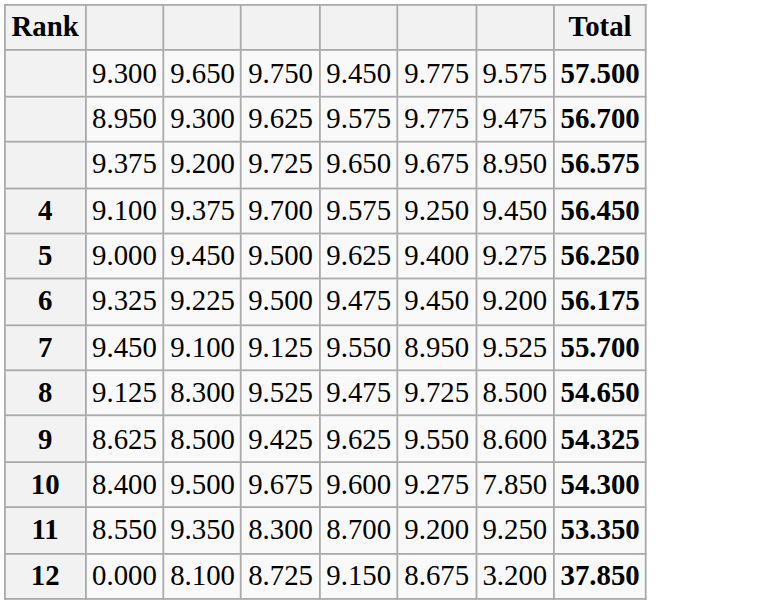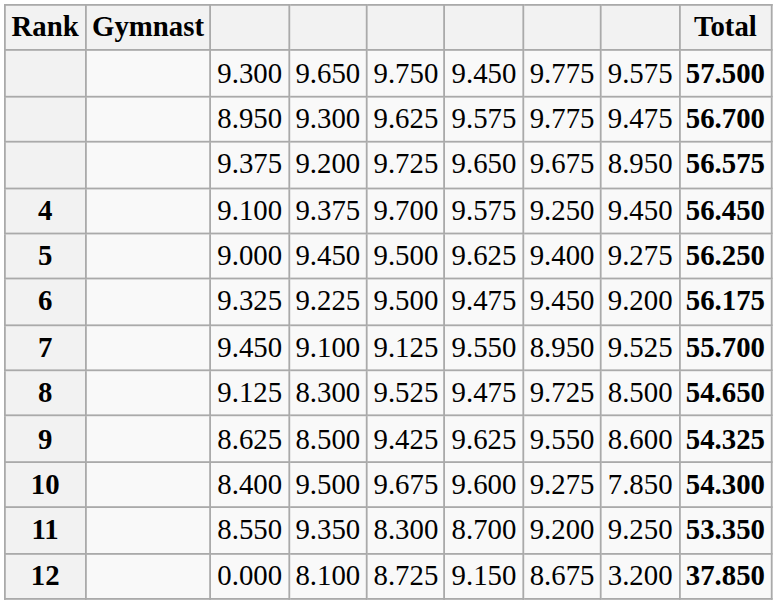+ column: (148, 27)
